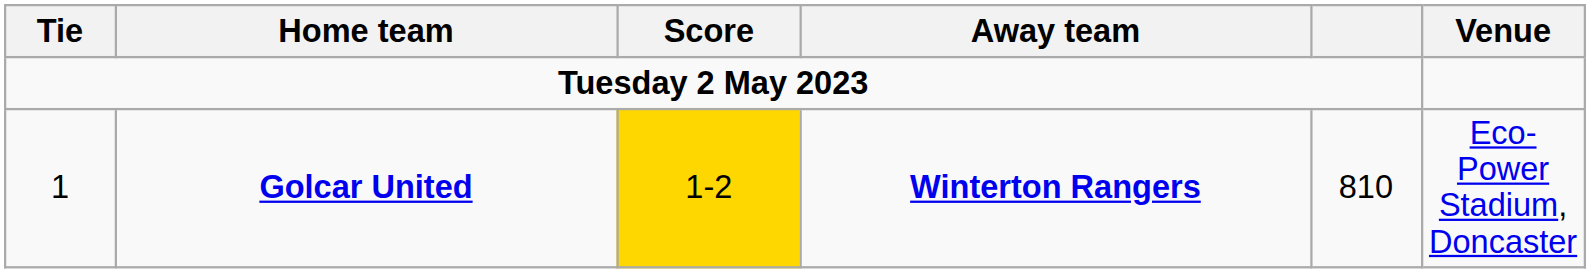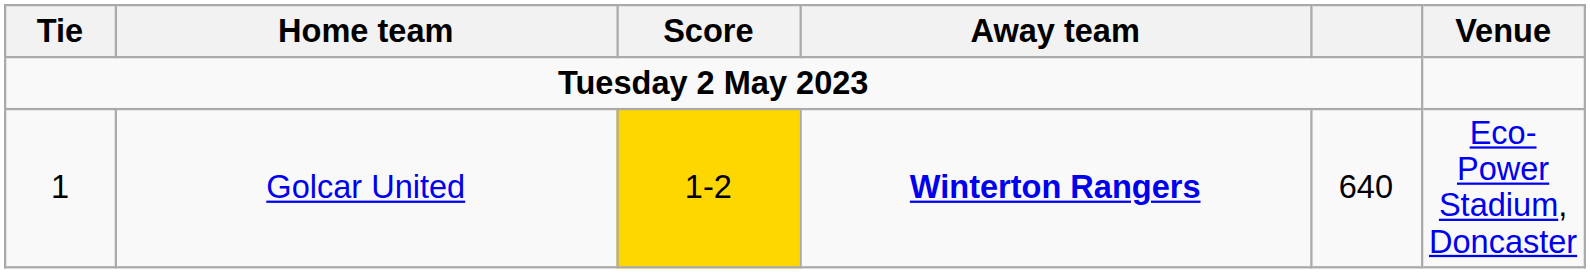(366, 188) bold -> (366, 188) normal
(1366, 188) 810 -> (1366, 188) 640
